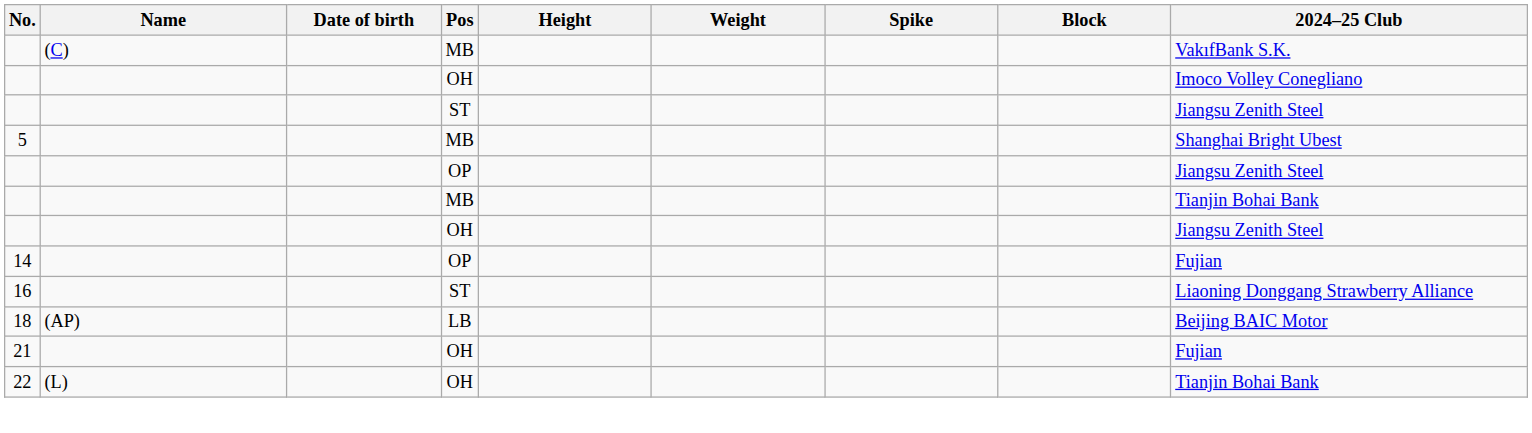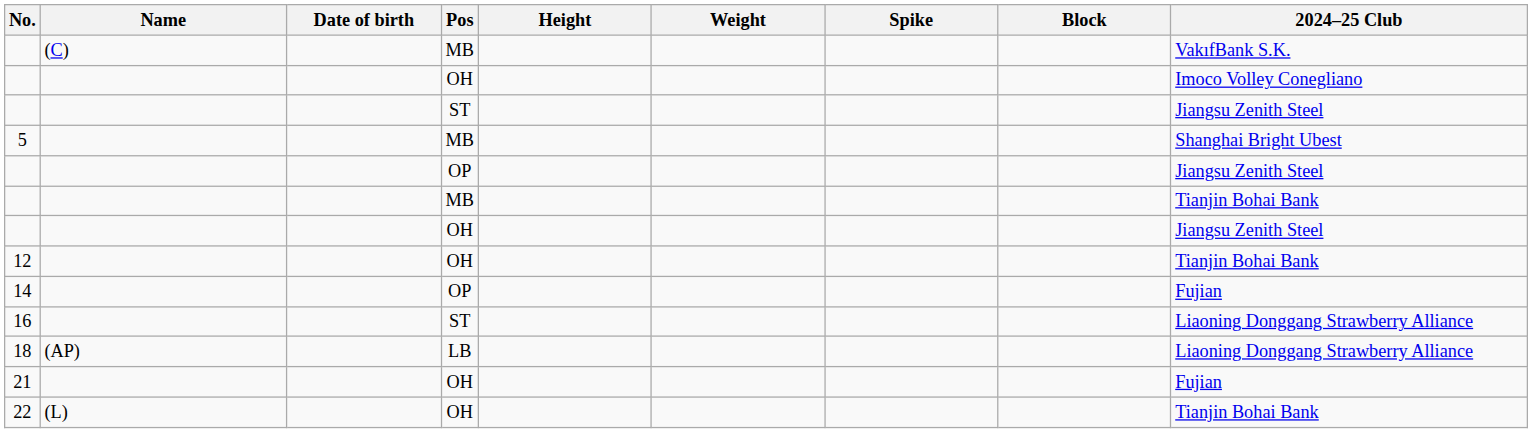+ row: (22, 261)
(1251, 321) Beijing BAIC Motor -> (1324, 351) Liaoning Donggang Strawberry Alliance
